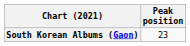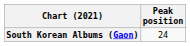(163, 35) 23 -> (163, 35) 24
